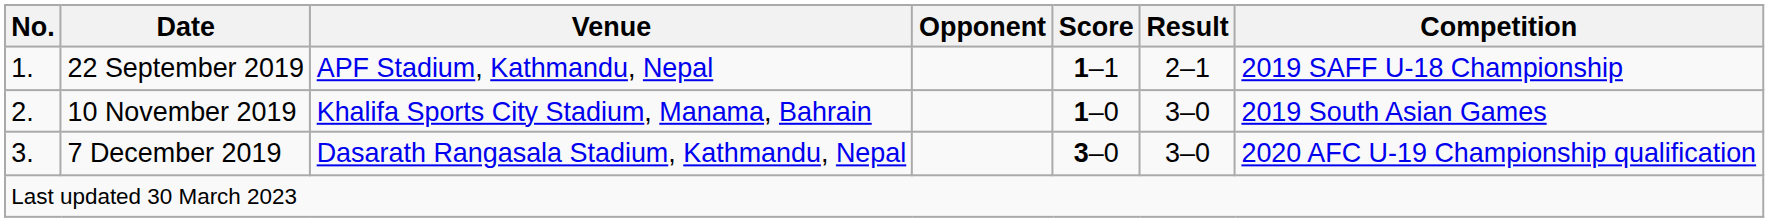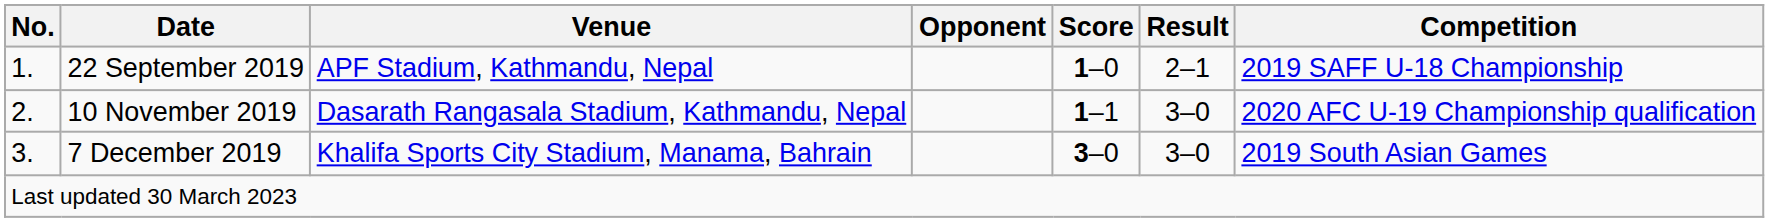(1096, 68) 1–1 -> (1096, 68) 1–0
(594, 111) Khalifa Sports City Stadium, Manama, Bahrain -> (611, 111) Dasarath Rangasala Stadium, Kathmandu, Nepal
(1096, 111) 1–0 -> (1096, 111) 1–1
(1394, 111) 2019 South Asian Games -> (1499, 111) 2020 AFC U-19 Championship qualification
(611, 153) Dasarath Rangasala Stadium, Kathmandu, Nepal -> (594, 153) Khalifa Sports City Stadium, Manama, Bahrain
(1499, 153) 2020 AFC U-19 Championship qualification -> (1394, 153) 2019 South Asian Games
